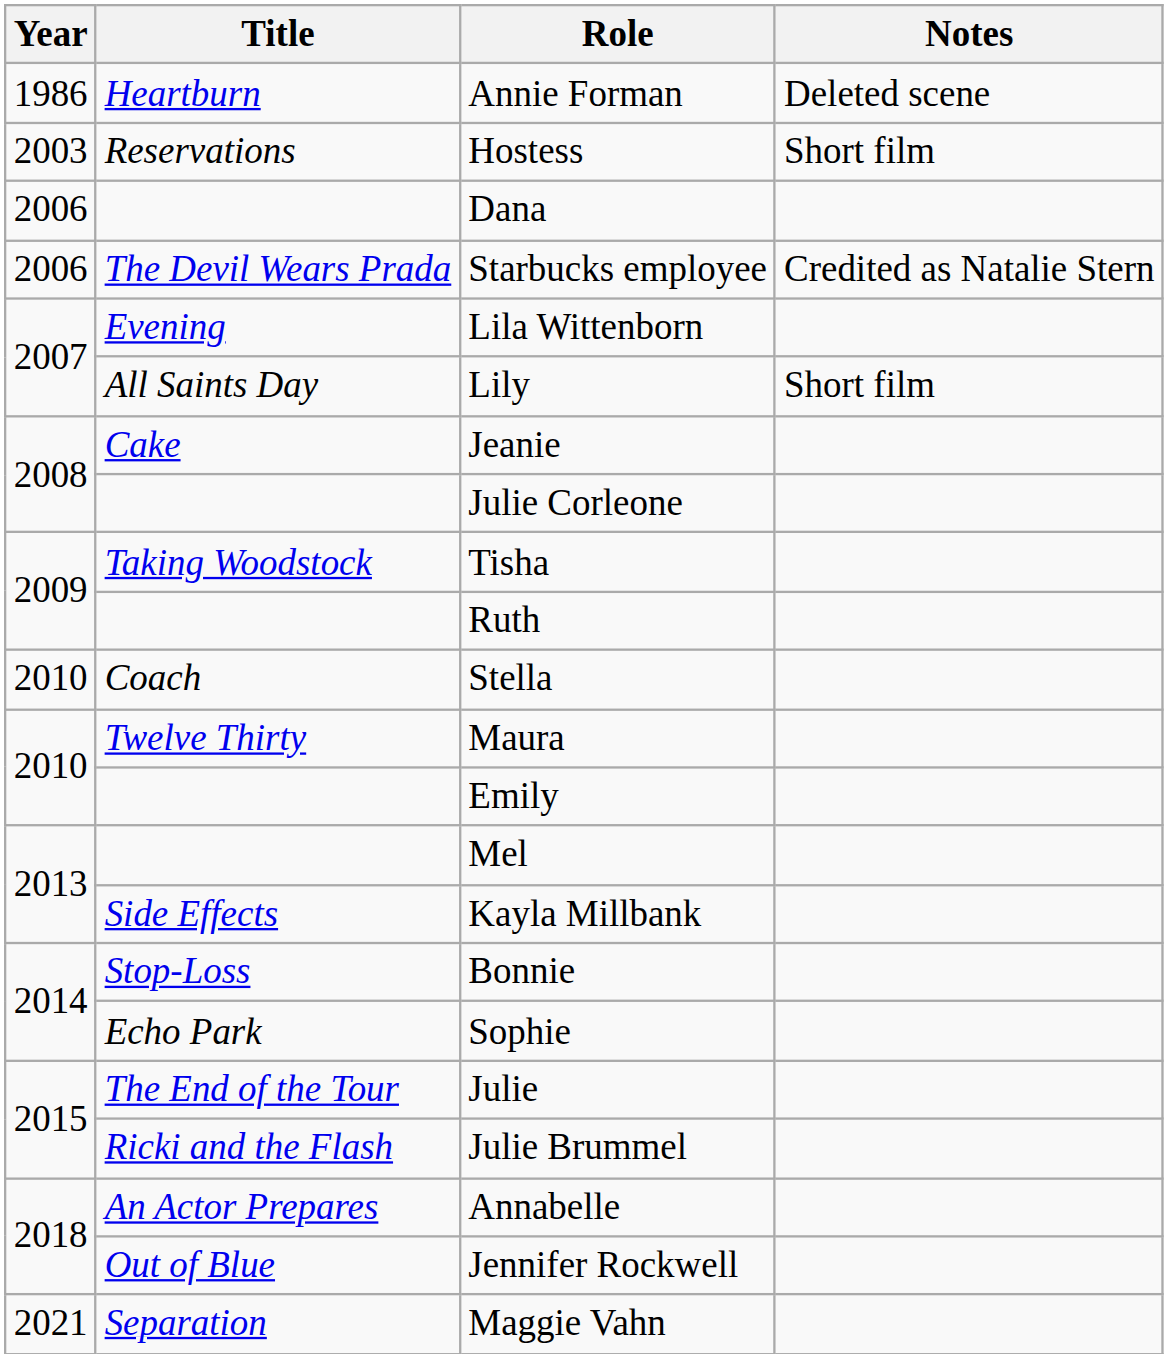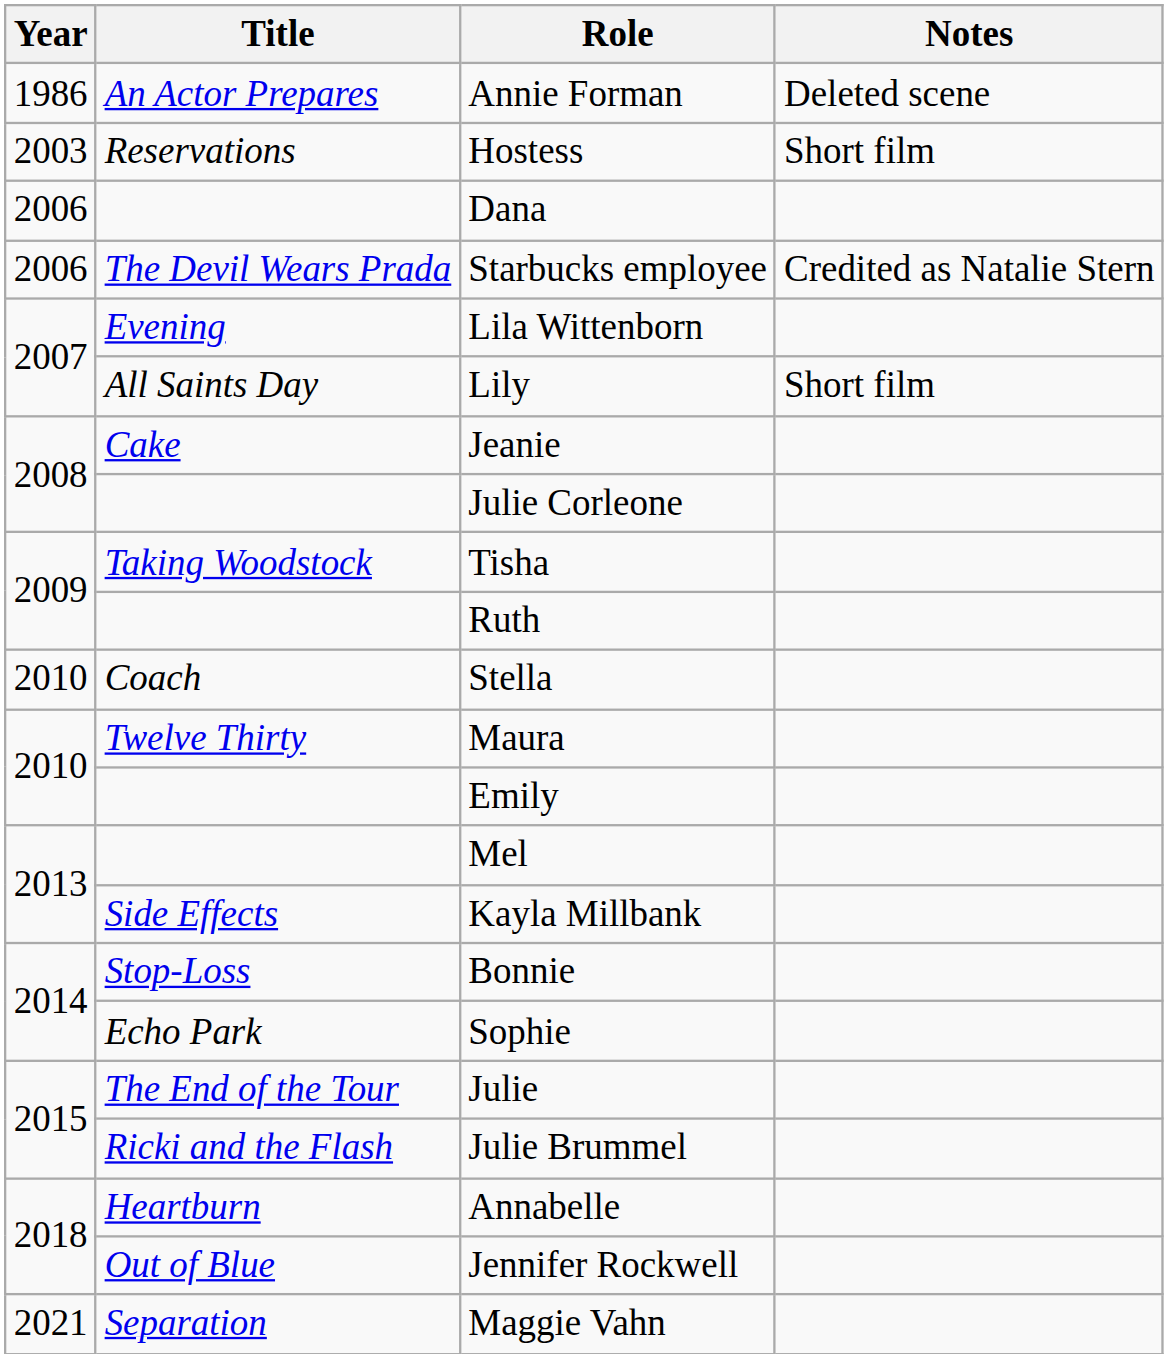(183, 92) Heartburn -> (241, 92) An Actor Prepares
(241, 1206) An Actor Prepares -> (183, 1206) Heartburn
